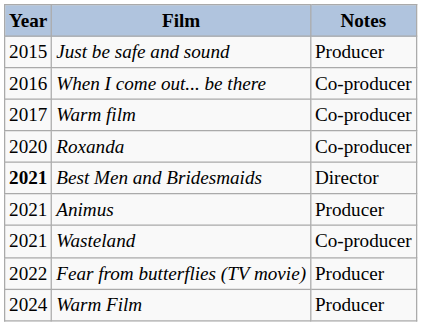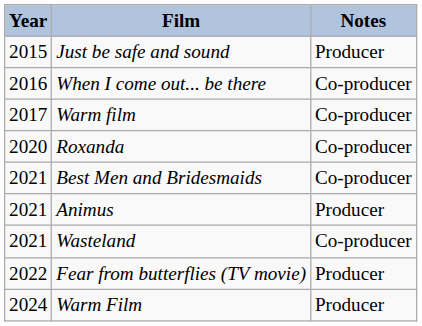(28, 178) bold -> (28, 178) normal
(347, 178) Director -> (363, 178) Co-producer
